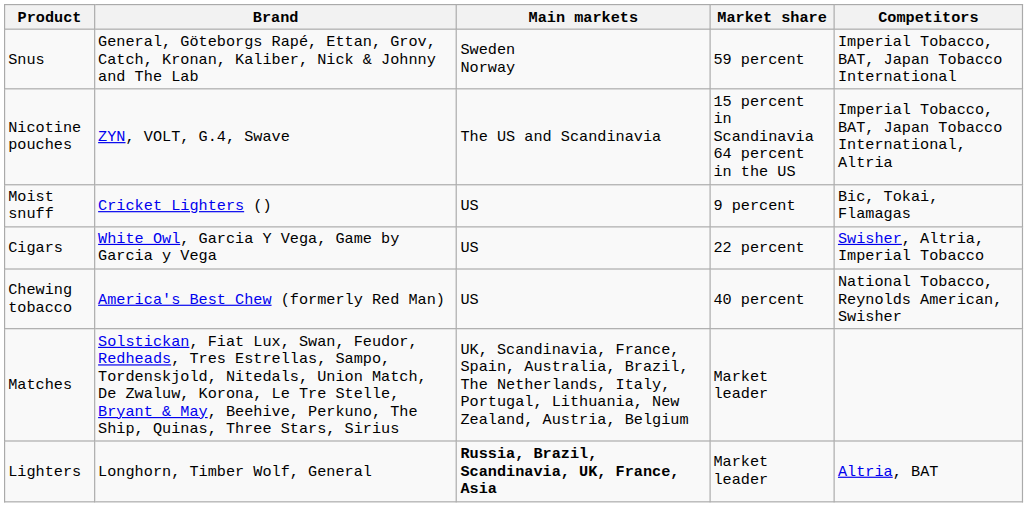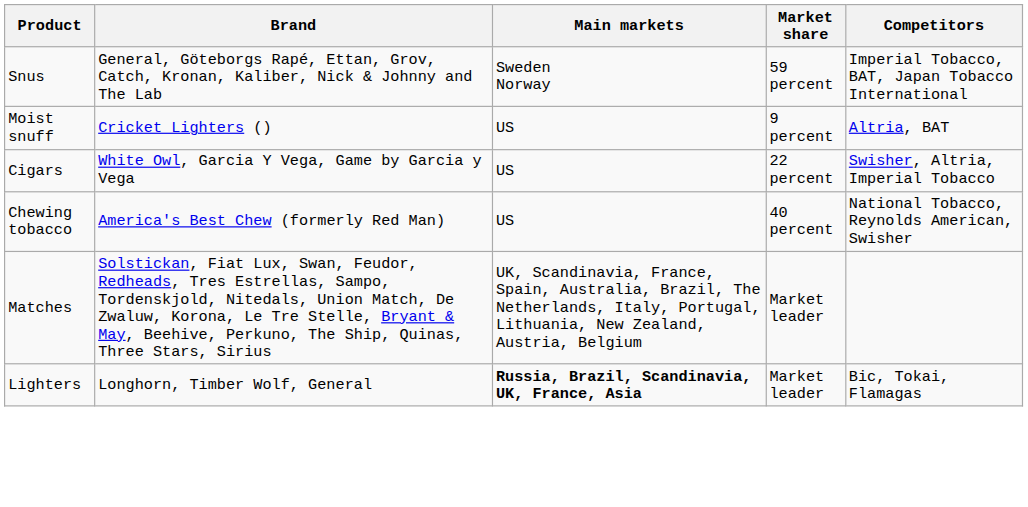- row: (45, 137)
(888, 205) Bic, Tokai, Flamagas -> (899, 128) Altria, BAT
(888, 471) Altria, BAT -> (899, 385) Bic, Tokai, Flamagas
